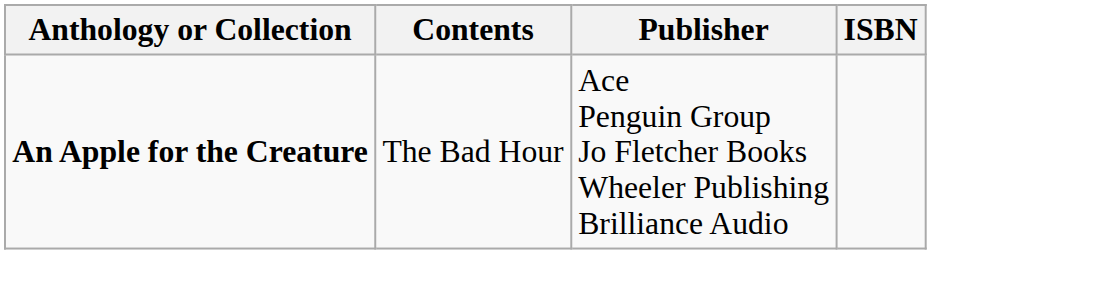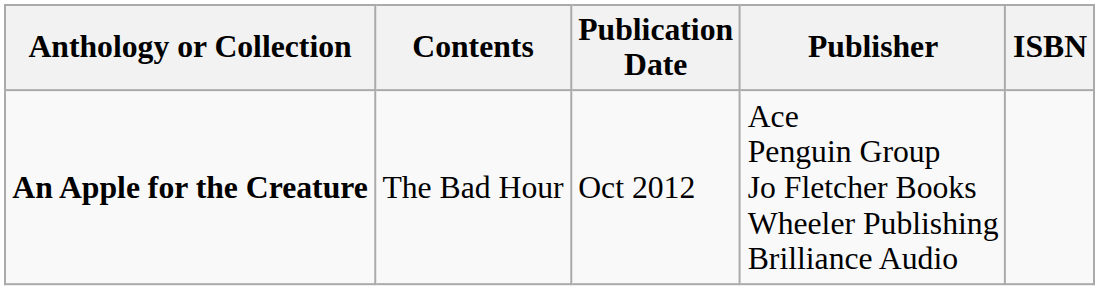+ column: (656, 47)
